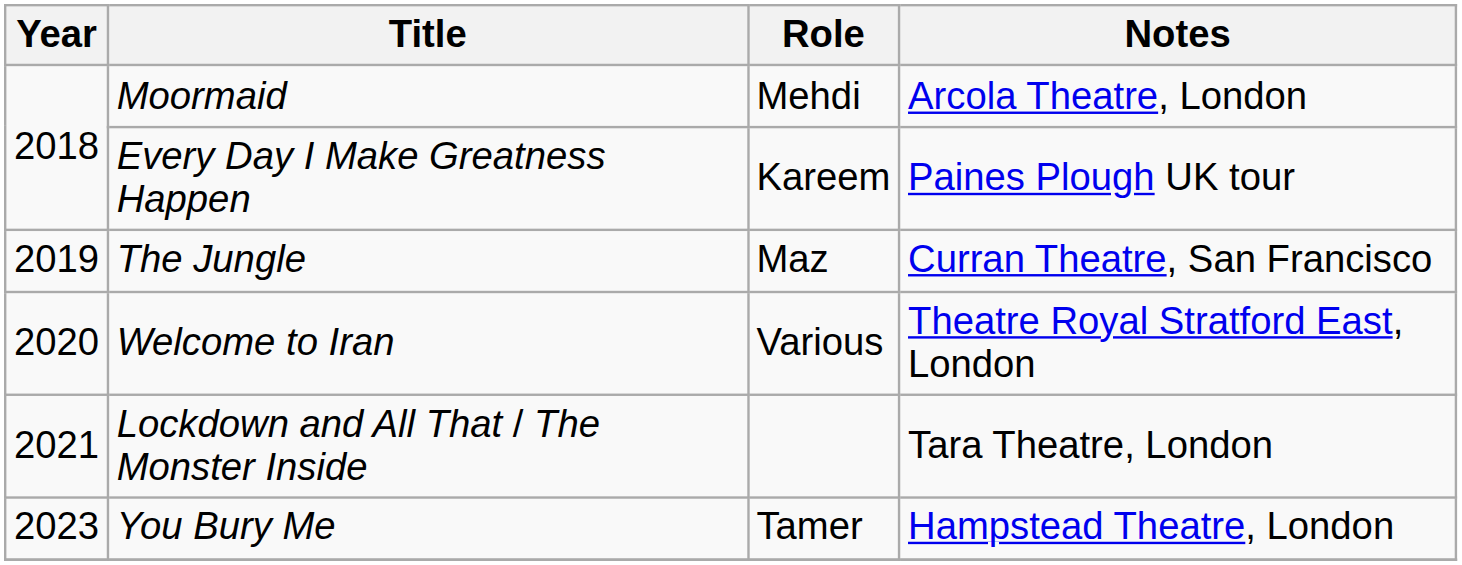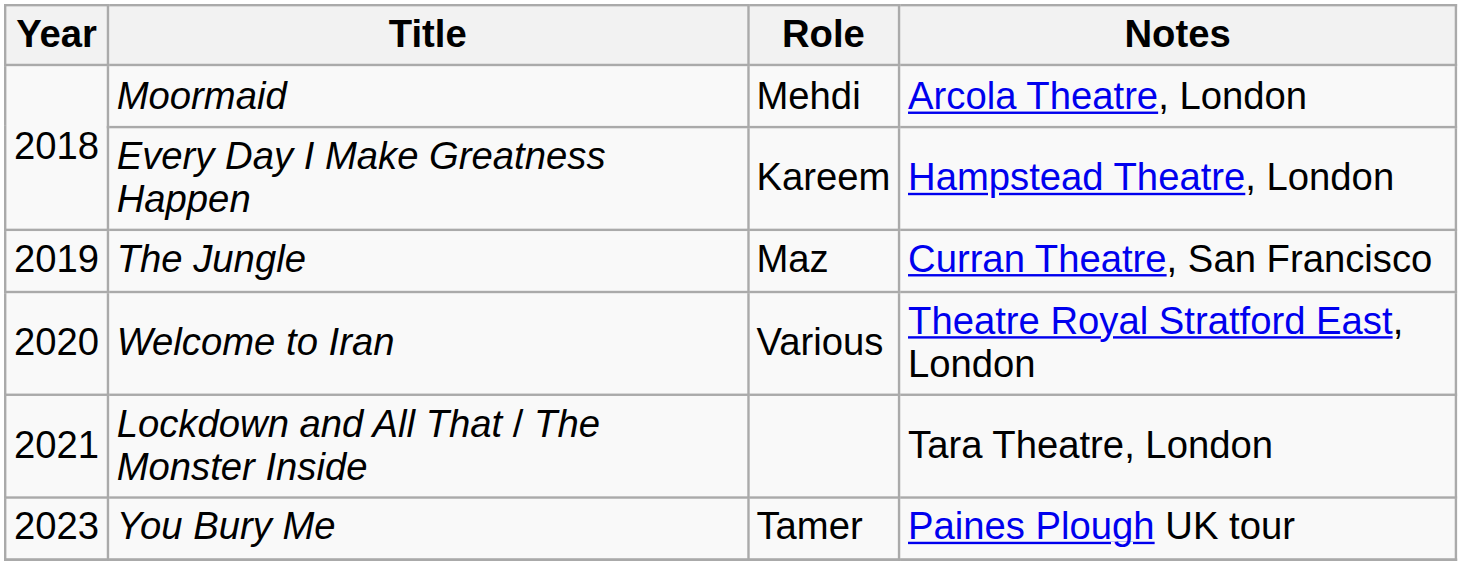(1101, 177) Paines Plough UK tour -> (1151, 177) Hampstead Theatre, London
(1151, 527) Hampstead Theatre, London -> (1101, 527) Paines Plough UK tour
